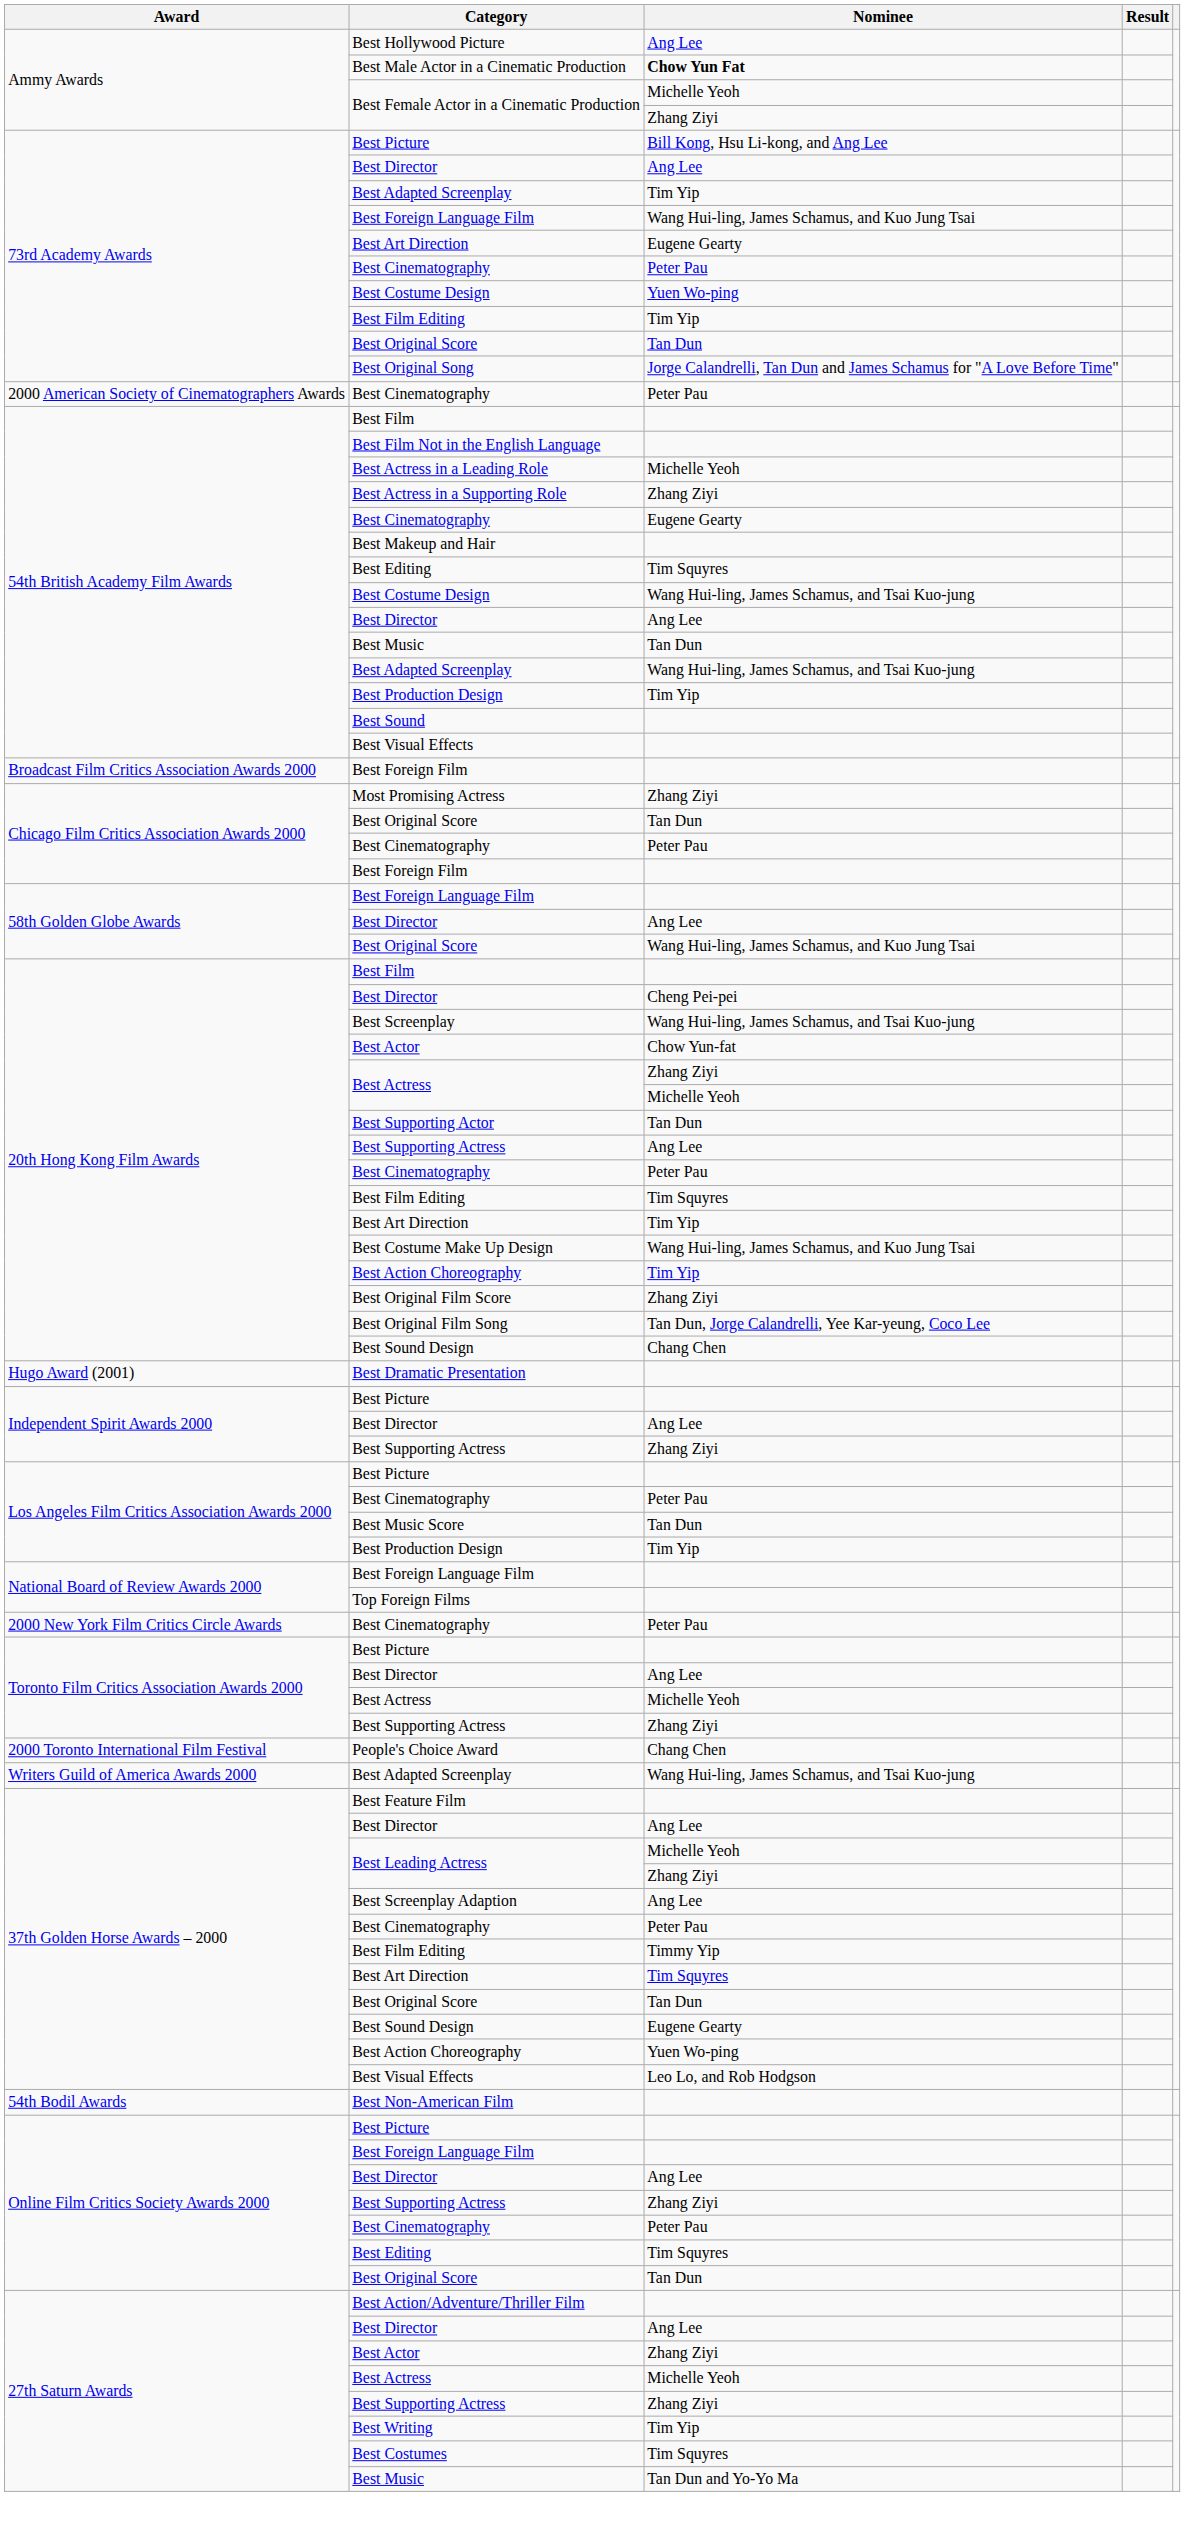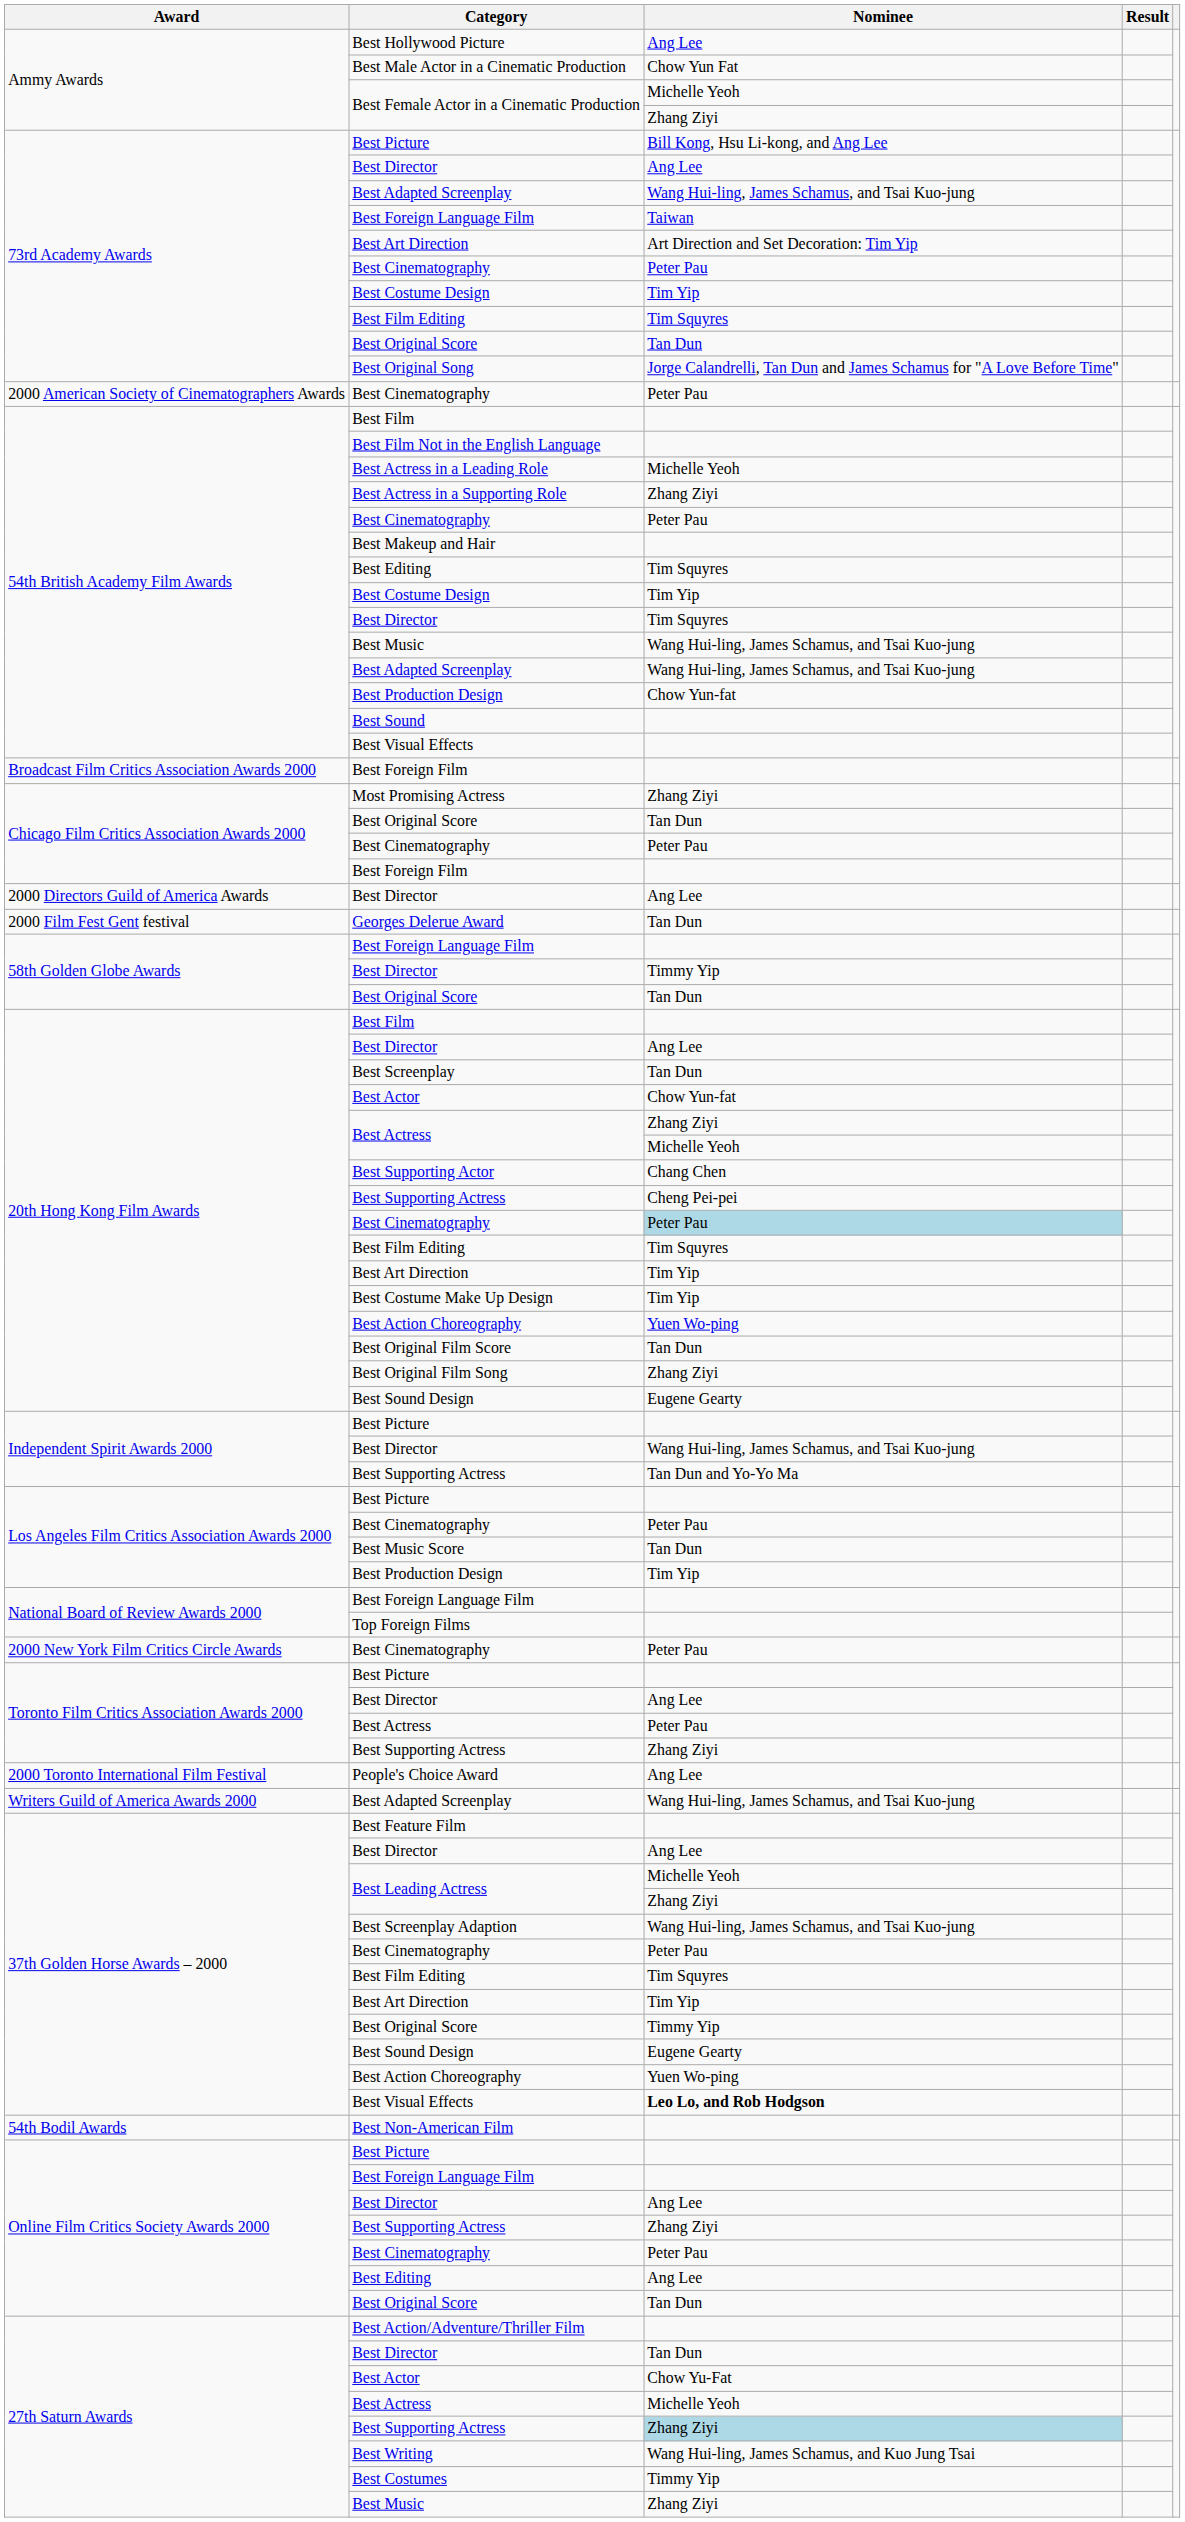(696, 67) bold -> (693, 67) normal
(673, 192) Tim Yip -> (811, 192) Wang Hui-ling, James Schamus, and Tsai Kuo-jung
(811, 218) Wang Hui-ling, James Schamus, and Kuo Jung Tsai -> (670, 218) Taiwan
(695, 243) Eugene Gearty -> (783, 243) Art Direction and Set Decoration: Tim Yip
(693, 293) Yuen Wo-ping -> (673, 293) Tim Yip
(673, 318) Tim Yip -> (688, 318) Tim Squyres
(695, 519) Eugene Gearty -> (677, 519) Peter Pau
(811, 594) Wang Hui-ling, James Schamus, and Tsai Kuo-jung -> (673, 594) Tim Yip
(675, 619) Ang Lee -> (688, 619) Tim Squyres
(675, 645) Tan Dun -> (811, 645) Wang Hui-ling, James Schamus, and Tsai Kuo-jung
(673, 695) Tim Yip -> (692, 695) Chow Yun-fat
+ row: (138, 896)
+ row: (99, 921)
(675, 921) Ang Lee -> (683, 971) Timmy Yip
(811, 946) Wang Hui-ling, James Schamus, and Kuo Jung Tsai -> (675, 996) Tan Dun
(692, 996) Cheng Pei-pei -> (675, 1047) Ang Lee
(811, 1021) Wang Hui-ling, James Schamus, and Tsai Kuo-jung -> (675, 1072) Tan Dun
(675, 1122) Tan Dun -> (687, 1172) Chang Chen
(675, 1147) Ang Lee -> (692, 1197) Cheng Pei-pei
(677, 1172) no background -> (677, 1222) lightblue background
(811, 1248) Wang Hui-ling, James Schamus, and Kuo Jung Tsai -> (673, 1298) Tim Yip
(673, 1273) Tim Yip -> (693, 1323) Yuen Wo-ping
(683, 1298) Zhang Ziyi -> (675, 1348) Tan Dun
(819, 1323) Tan Dun, Jorge Calandrelli, Yee Kar-yeung, Coco Lee -> (683, 1373) Zhang Ziyi
(687, 1348) Chang Chen -> (695, 1398) Eugene Gearty
- row: (71, 1373)
(675, 1423) Ang Lee -> (811, 1448) Wang Hui-ling, James Schamus, and Tsai Kuo-jung
(683, 1448) Zhang Ziyi -> (723, 1474) Tan Dun and Yo-Yo Ma
(693, 1700) Michelle Yeoh -> (677, 1725) Peter Pau
(687, 1750) Chang Chen -> (675, 1775) Ang Lee
(675, 1901) Ang Lee -> (811, 1926) Wang Hui-ling, James Schamus, and Tsai Kuo-jung
(683, 1951) Timmy Yip -> (688, 1976) Tim Squyres
(688, 1976) Tim Squyres -> (673, 2001) Tim Yip
(675, 2001) Tan Dun -> (683, 2026) Timmy Yip
(732, 2077) normal -> (736, 2102) bold
(688, 2252) Tim Squyres -> (675, 2277) Ang Lee
(675, 2328) Ang Lee -> (675, 2353) Tan Dun
(683, 2353) Zhang Ziyi -> (689, 2378) Chow Yu-Fat
(683, 2403) no background -> (683, 2428) lightblue background
(673, 2428) Tim Yip -> (811, 2453) Wang Hui-ling, James Schamus, and Kuo Jung Tsai
(688, 2453) Tim Squyres -> (683, 2478) Timmy Yip
(723, 2478) Tan Dun and Yo-Yo Ma -> (683, 2504) Zhang Ziyi
